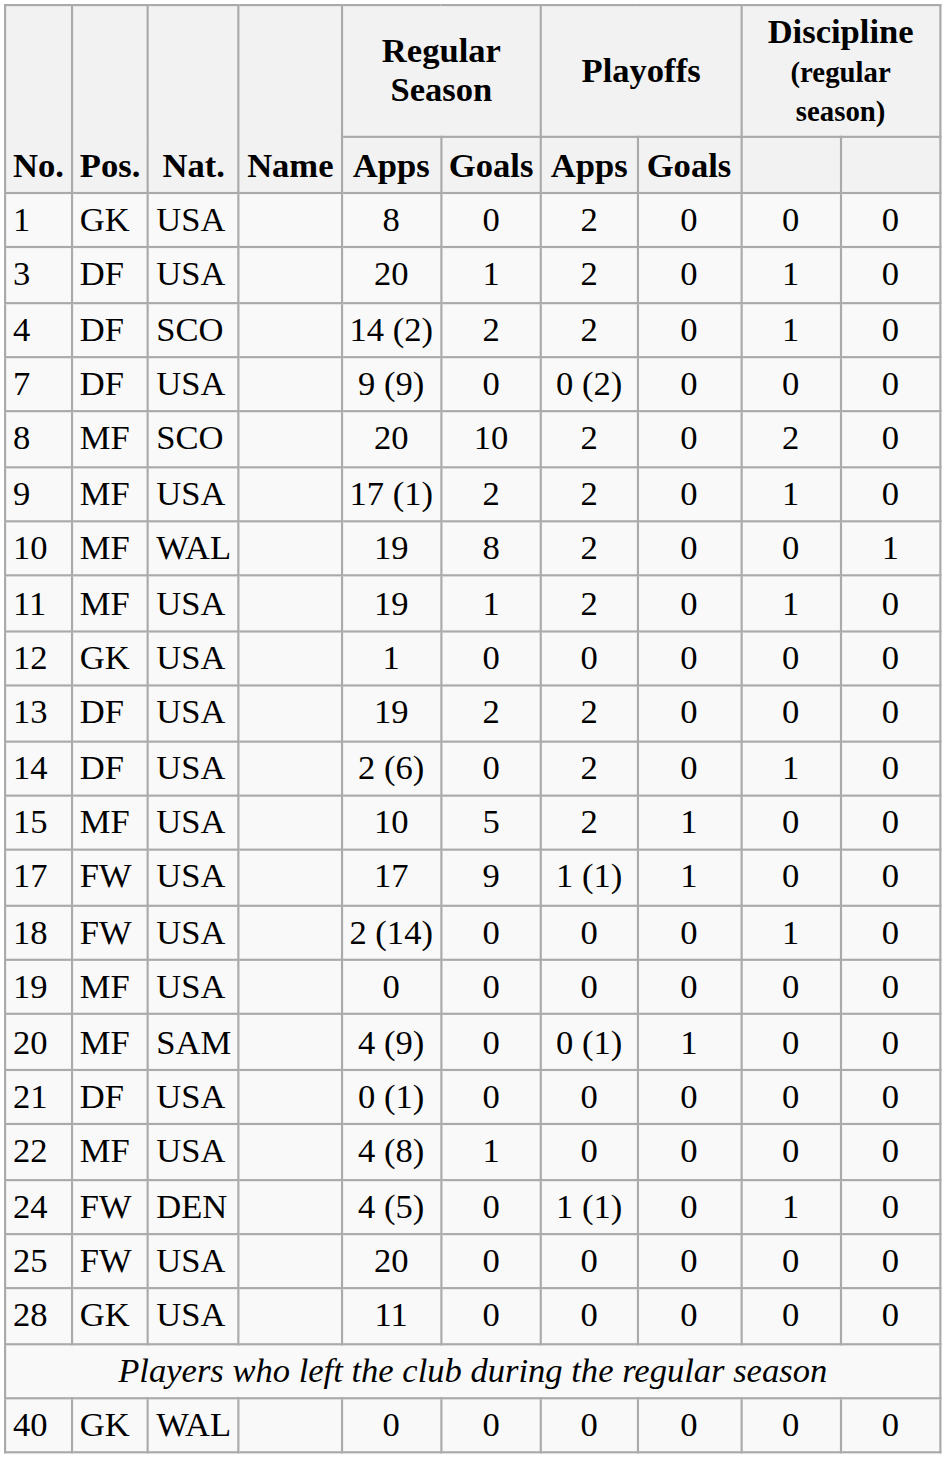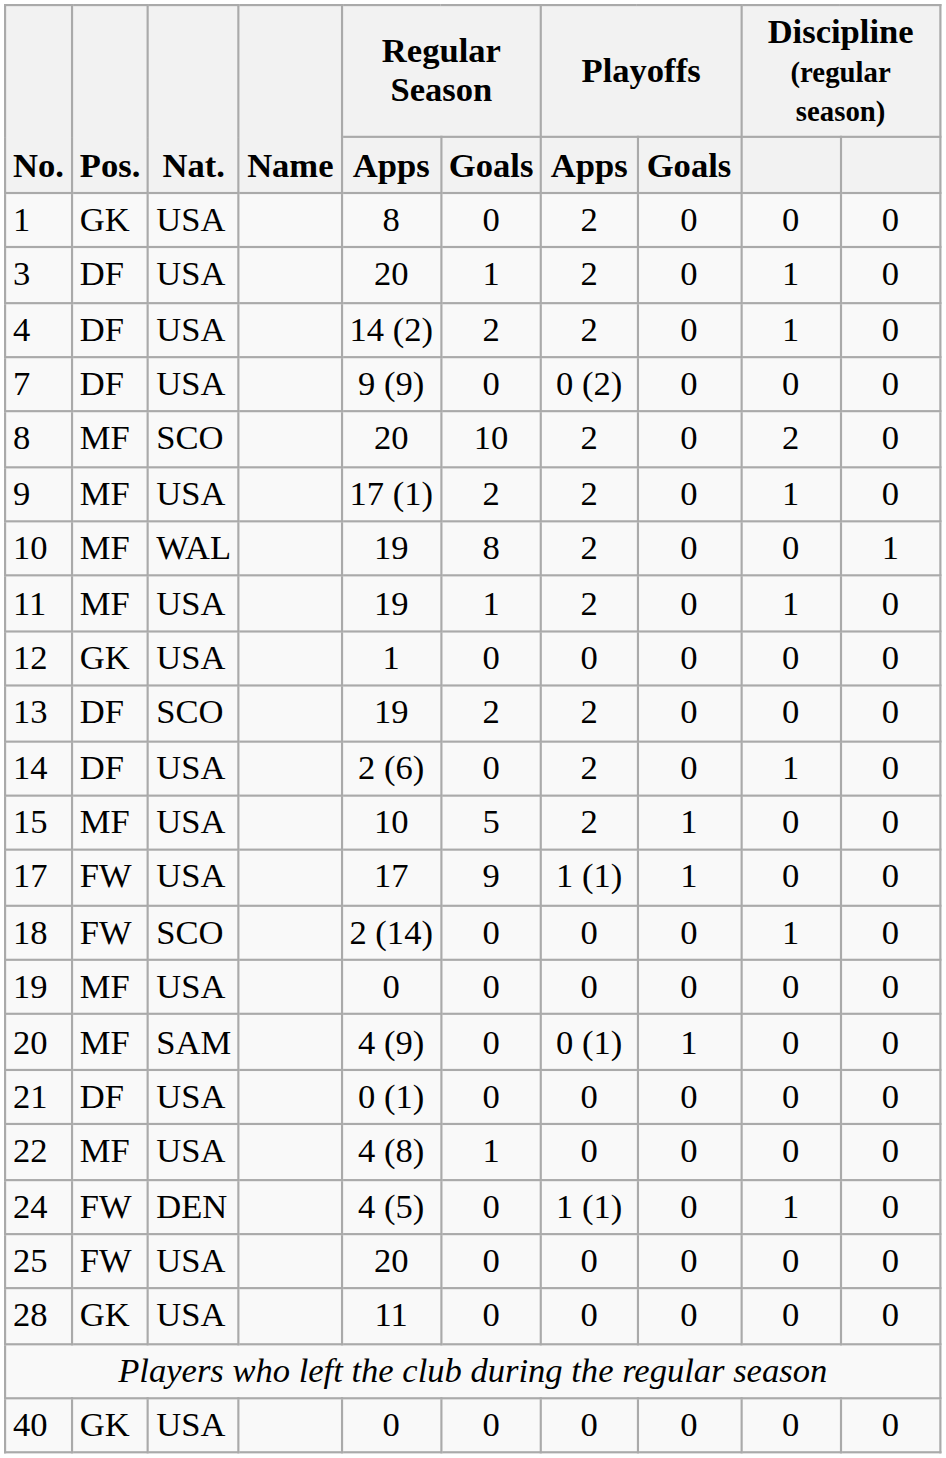(190, 328) SCO -> (191, 328) USA
(191, 712) USA -> (190, 712) SCO
(191, 931) USA -> (190, 931) SCO
(194, 1425) WAL -> (191, 1425) USA
